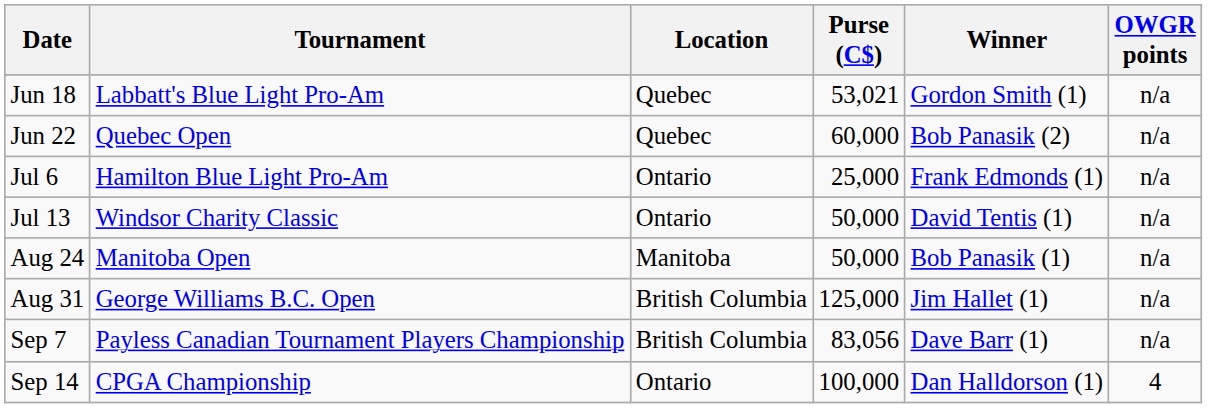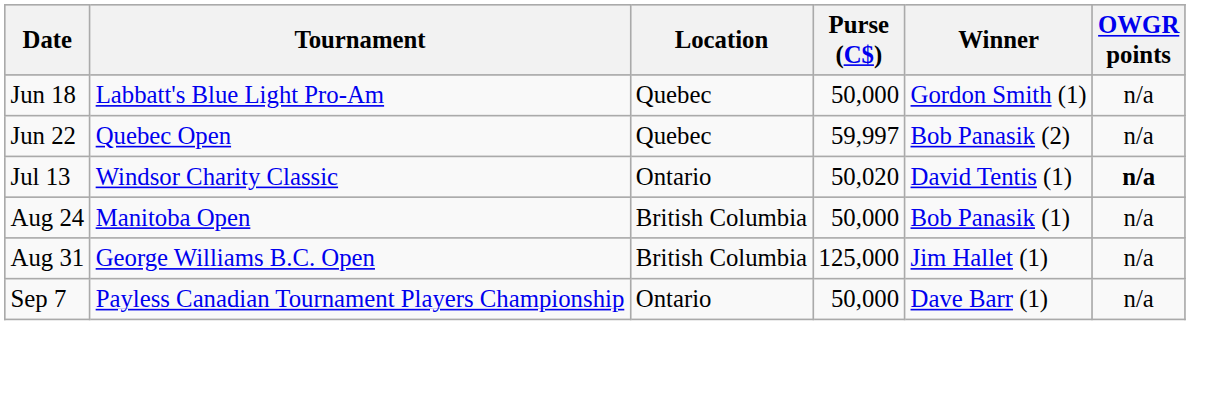(865, 95) 53,021 -> (865, 95) 50,000
(865, 136) 60,000 -> (865, 136) 59,997
- row: (34, 177)
(865, 217) 50,000 -> (865, 177) 50,020
(1155, 217) normal -> (1139, 177) bold
(683, 258) Manitoba -> (721, 217) British Columbia
(721, 340) British Columbia -> (674, 299) Ontario
(865, 340) 83,056 -> (865, 299) 50,000
- row: (45, 381)
